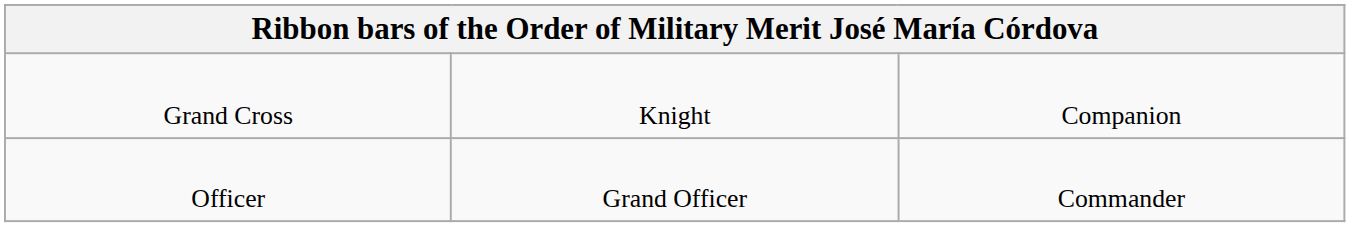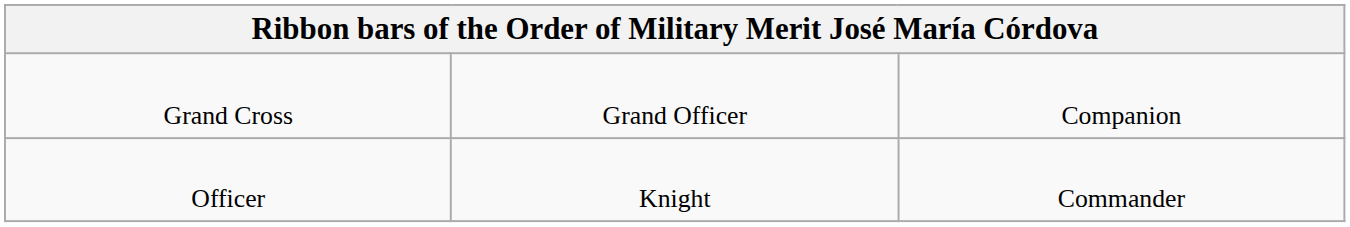(675, 114) Knight -> (675, 114) Grand Officer
(675, 198) Grand Officer -> (675, 198) Knight
